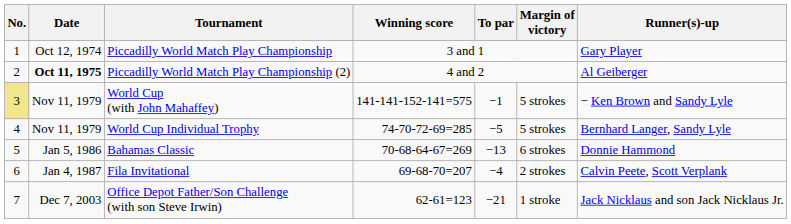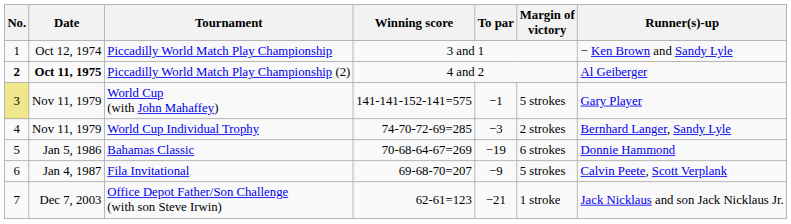(611, 51) Gary Player -> (657, 51) − Ken Brown and Sandy Lyle
(17, 72) normal -> (17, 72) bold
(657, 101) − Ken Brown and Sandy Lyle -> (611, 101) Gary Player
(496, 129) −5 -> (496, 129) −3
(543, 129) 5 strokes -> (543, 129) 2 strokes
(496, 150) −13 -> (496, 150) −19
(496, 171) −4 -> (496, 171) −9
(543, 171) 2 strokes -> (543, 171) 5 strokes
